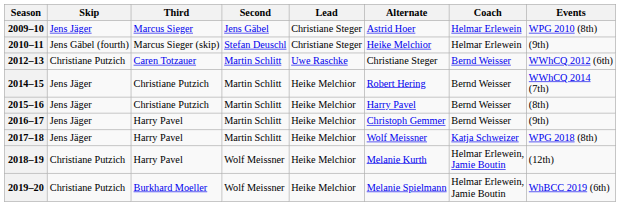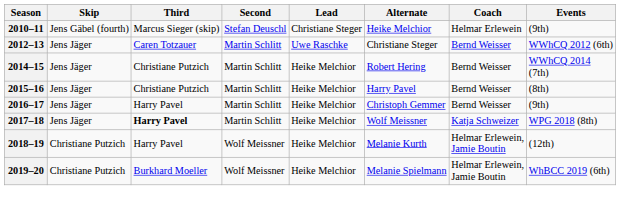- row: (26, 28)
(87, 61) Christiane Putzich -> (71, 45) Jens Jäger
(158, 137) normal -> (160, 121) bold
